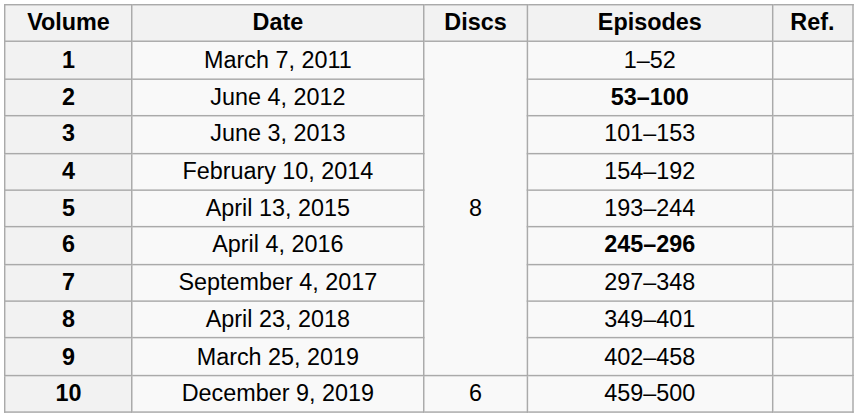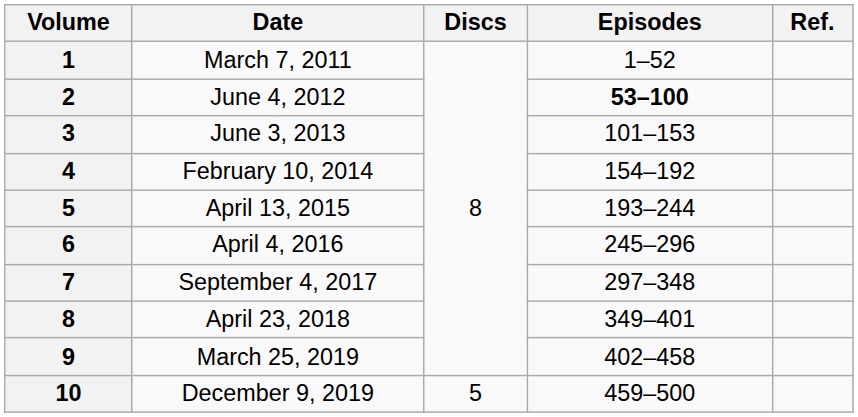(650, 245) bold -> (650, 245) normal
(475, 393) 6 -> (475, 393) 5
